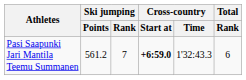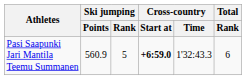(96, 56) 561.2 -> (96, 56) 560.9
(125, 56) 7 -> (125, 56) 5
